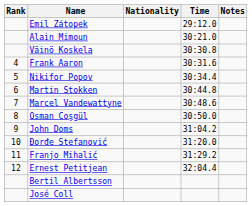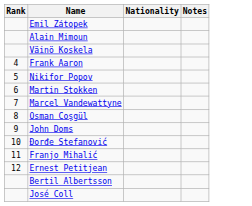- column: (200, 11)
